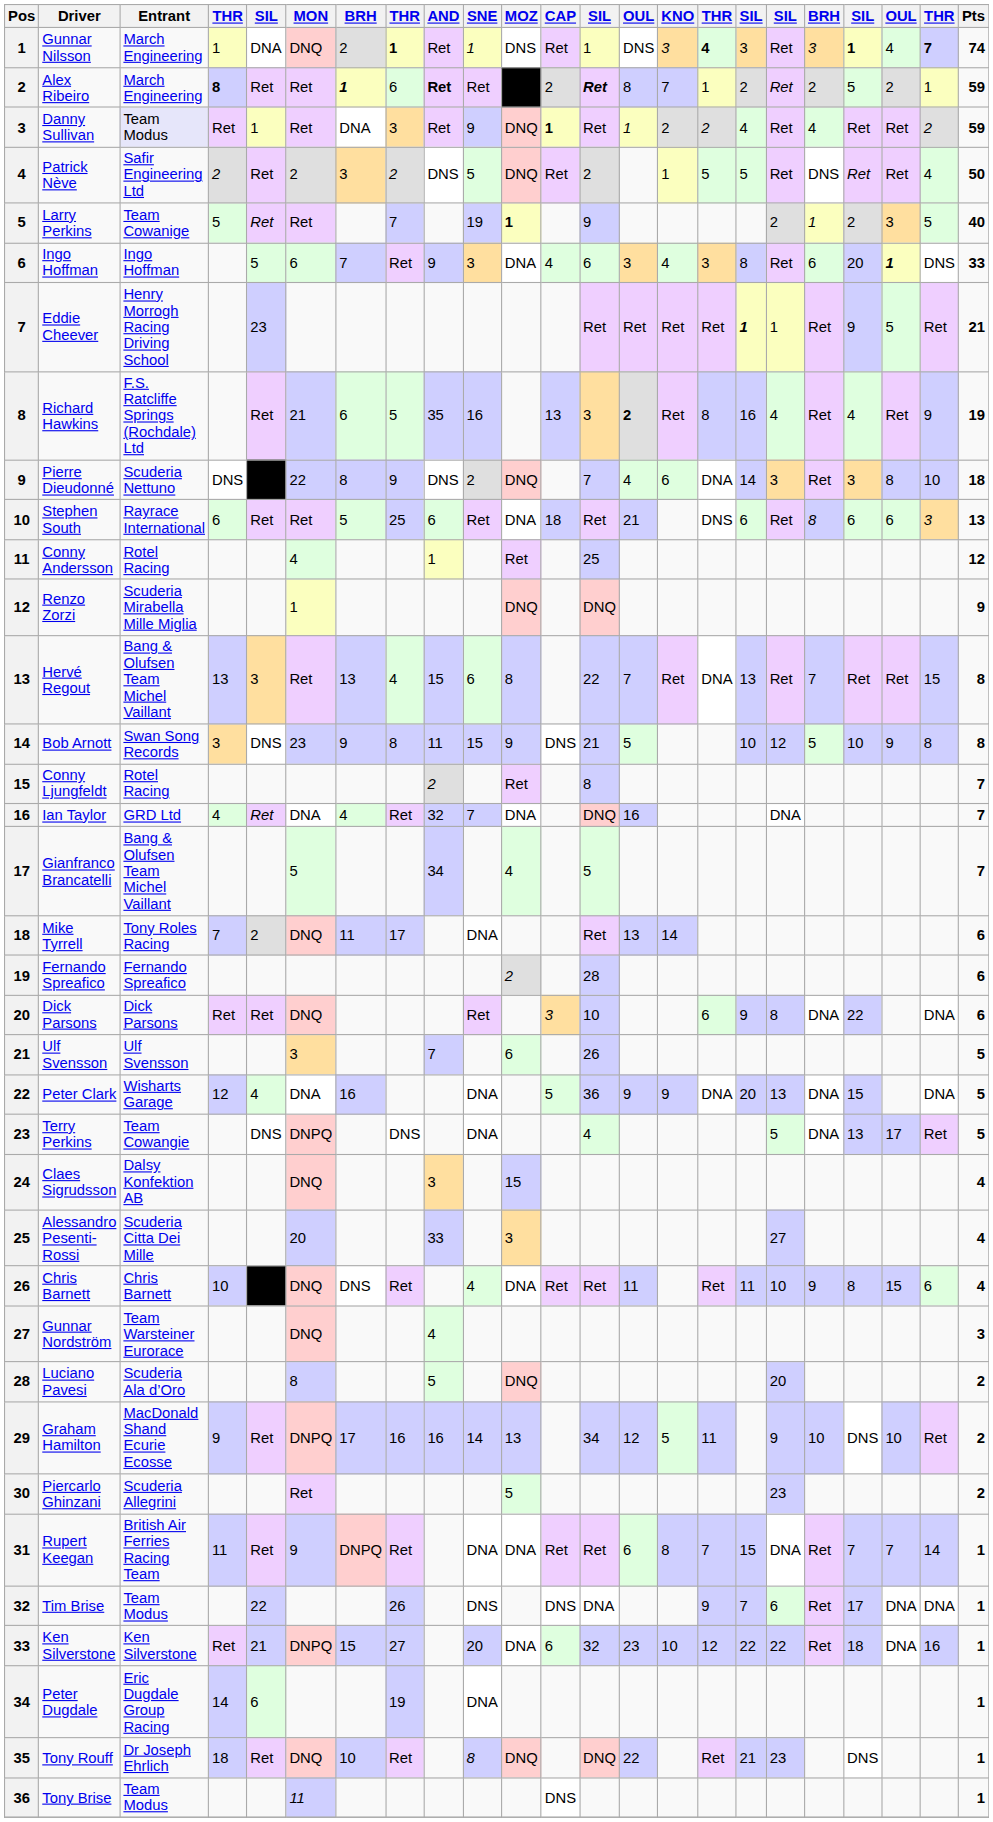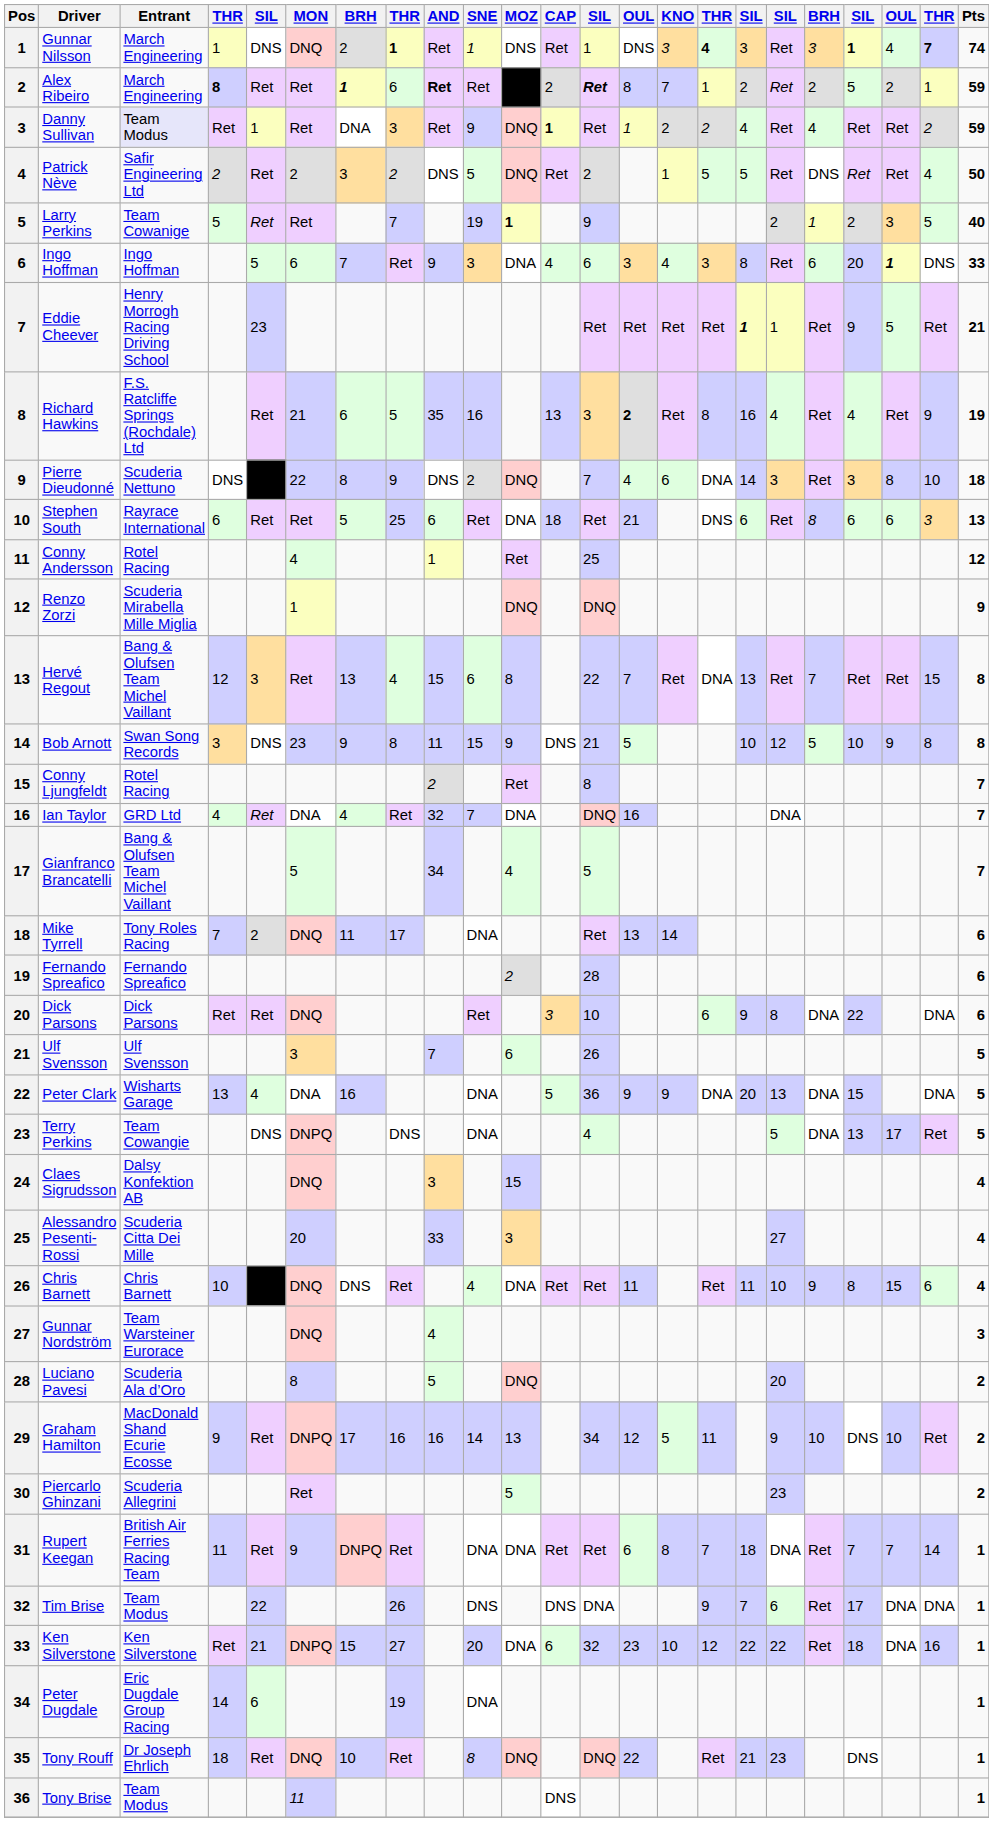(266, 47) DNA -> (266, 47) DNS
(220, 679) 13 -> (220, 679) 12
(220, 1094) 12 -> (220, 1094) 13
(748, 1550) 15 -> (748, 1550) 18
